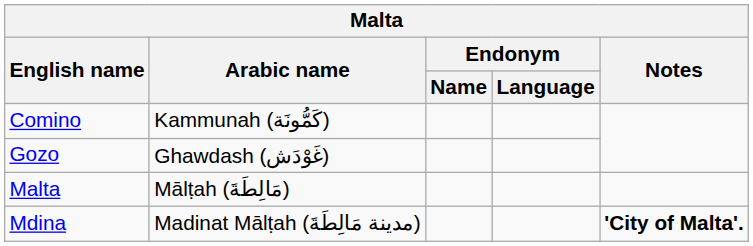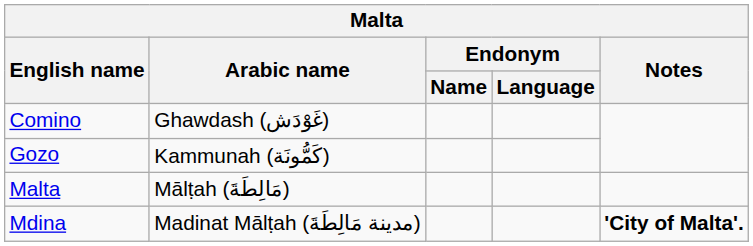(242, 121) Kammunah (كَمُّونَة) -> (242, 121) Ghawdash (غَوْدَش)
(242, 155) Ghawdash (غَوْدَش) -> (242, 155) Kammunah (كَمُّونَة)
